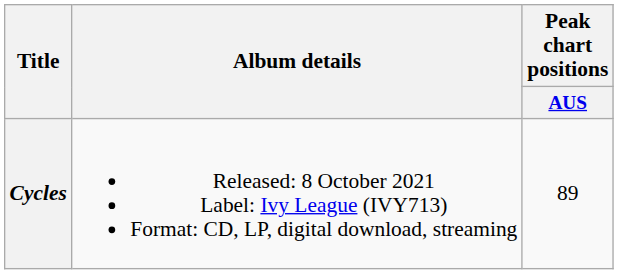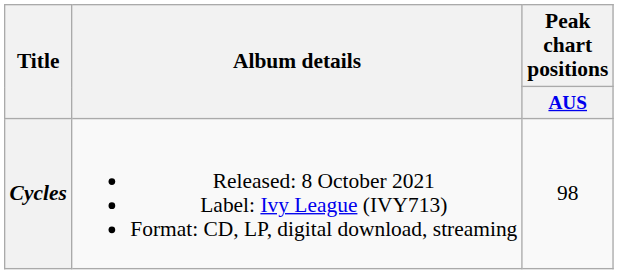(568, 193) 89 -> (568, 193) 98
